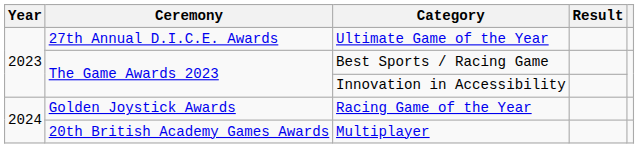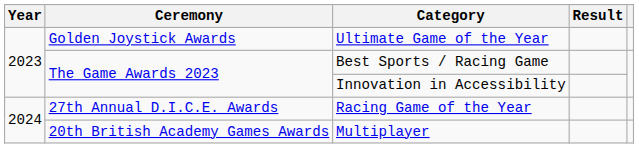(163, 39) 27th Annual D.I.C.E. Awards -> (142, 39) Golden Joystick Awards
(142, 108) Golden Joystick Awards -> (163, 108) 27th Annual D.I.C.E. Awards
